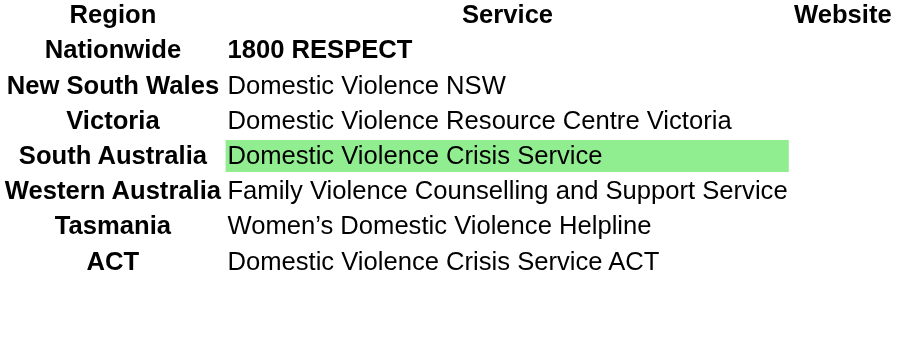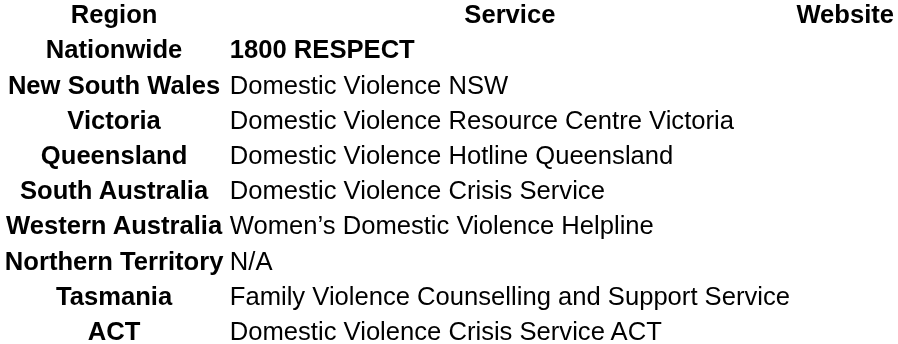+ row: (114, 155)
(415, 155) lightgreen background -> (417, 190) no background
(508, 190) Family Violence Counselling and Support Service -> (442, 226) Women’s Domestic Violence Helpline
+ row: (114, 261)
(439, 226) Women’s Domestic Violence Helpline -> (510, 296) Family Violence Counselling and Support Service
